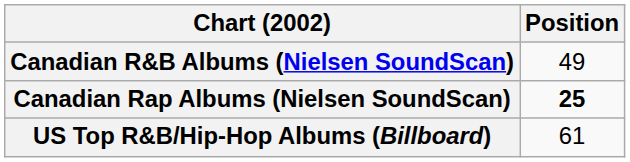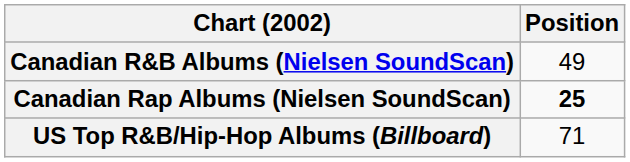(572, 136) 61 -> (572, 136) 71
